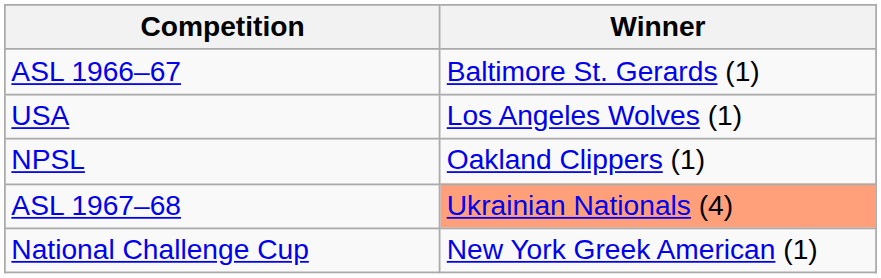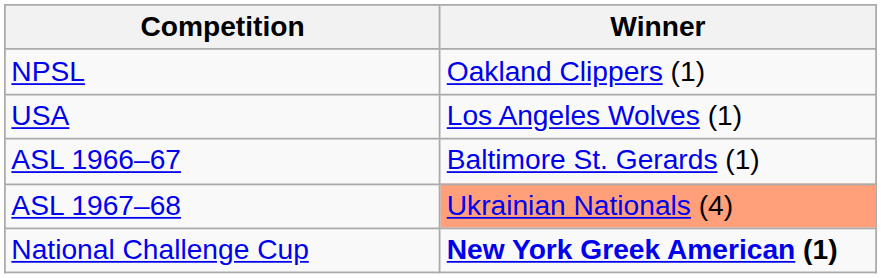rows swapped: (48, 160) <-> (96, 71)
(632, 250) normal -> (642, 250) bold
